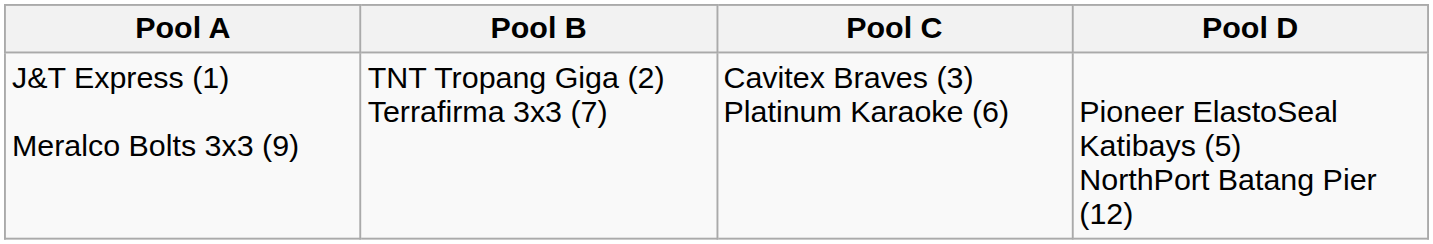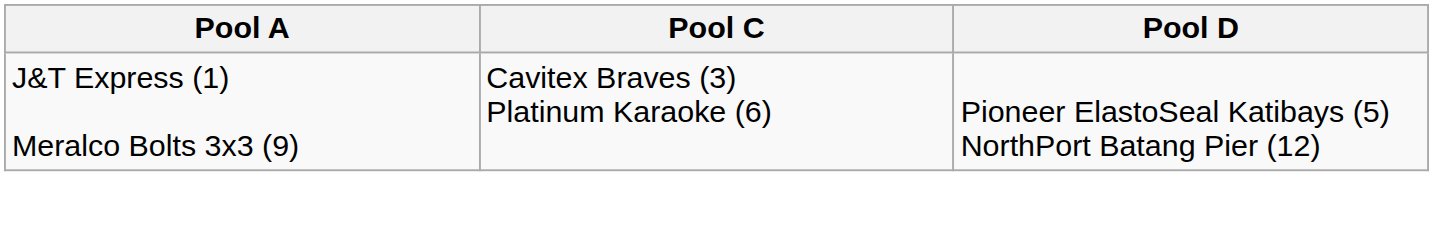- column: (539, 28)
